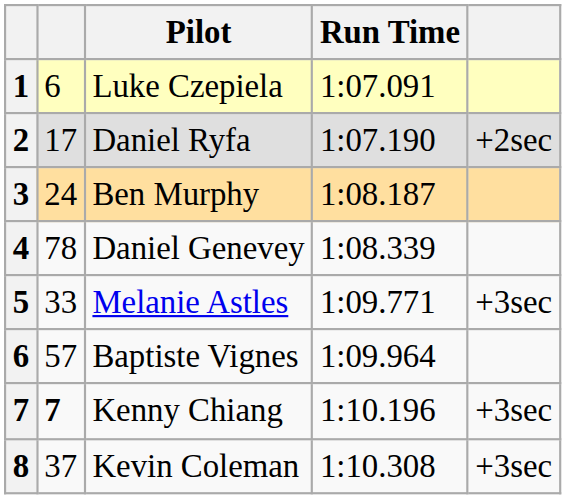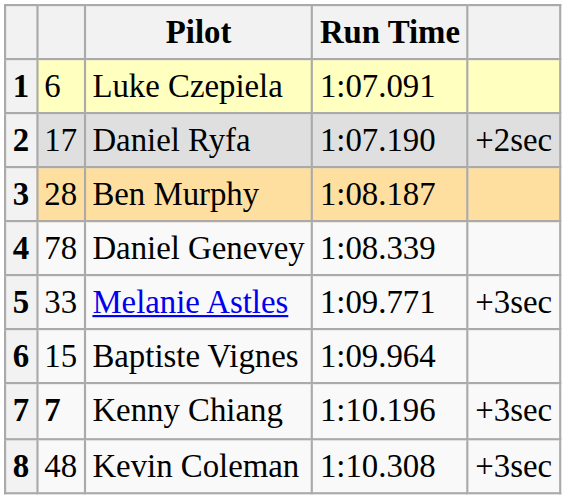(61, 194) 24 -> (61, 194) 28
(61, 356) 57 -> (61, 356) 15
(61, 464) 37 -> (61, 464) 48
